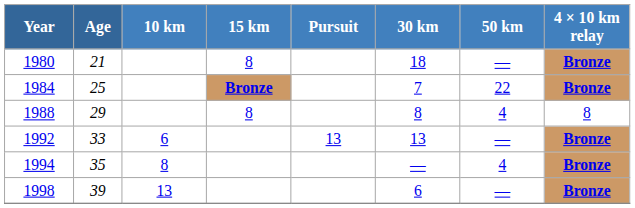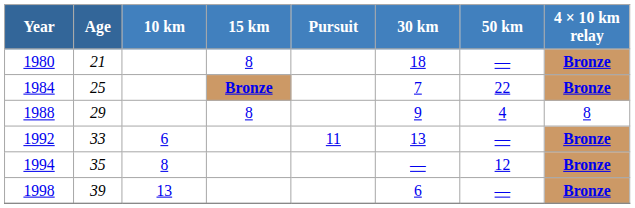(418, 113) 8 -> (418, 113) 9
(333, 139) 13 -> (333, 139) 11
(502, 165) 4 -> (502, 165) 12
